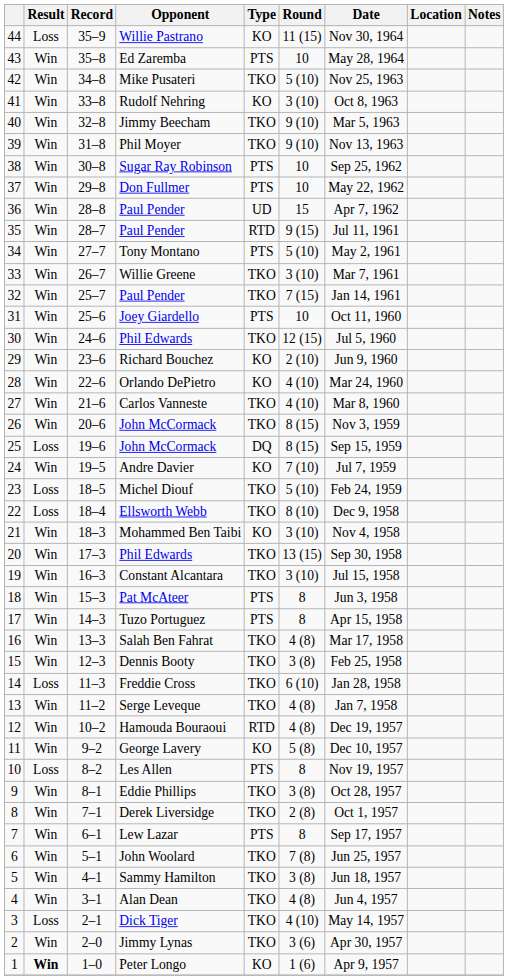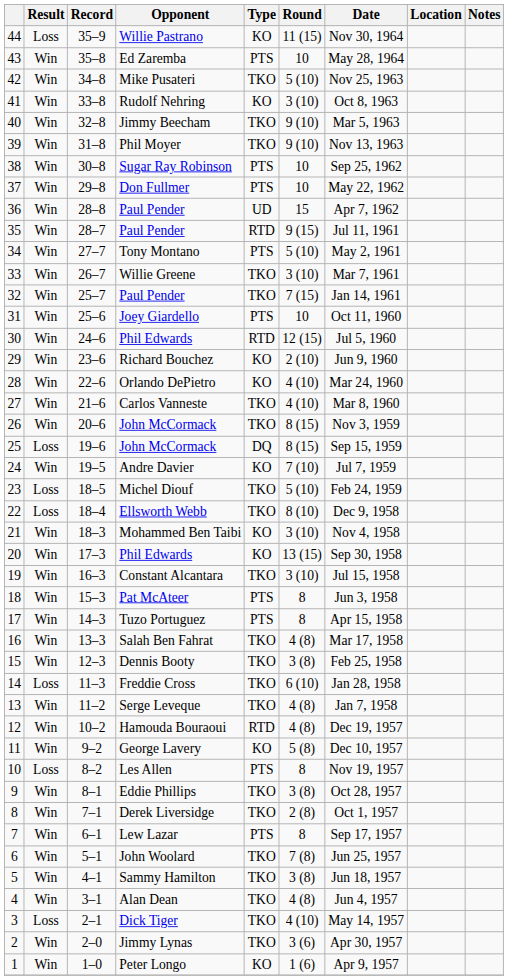(262, 338) TKO -> (262, 338) RTD
(262, 554) TKO -> (262, 554) KO
(46, 964) bold -> (46, 964) normal
